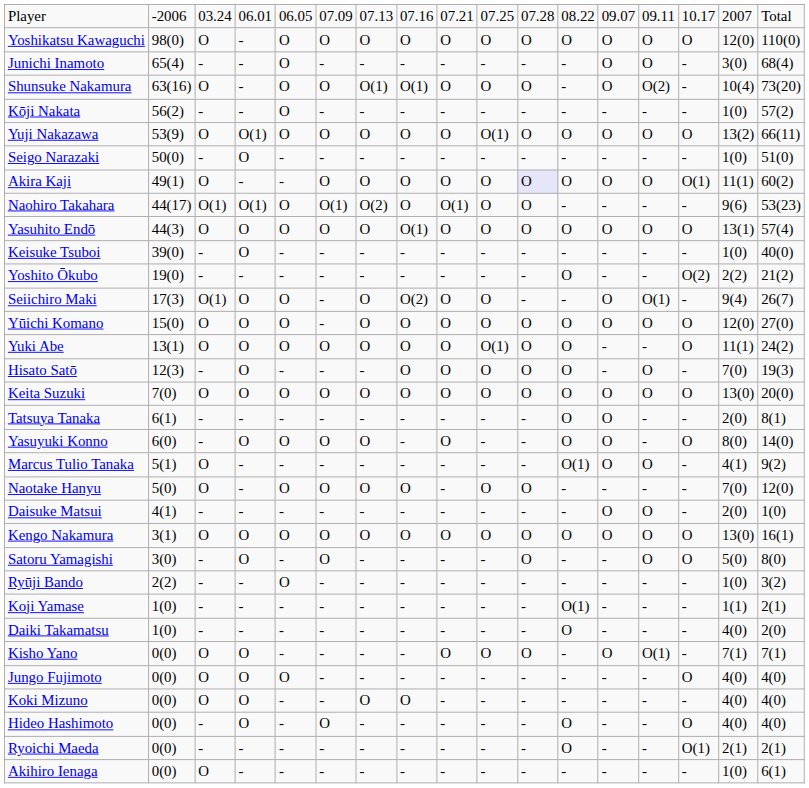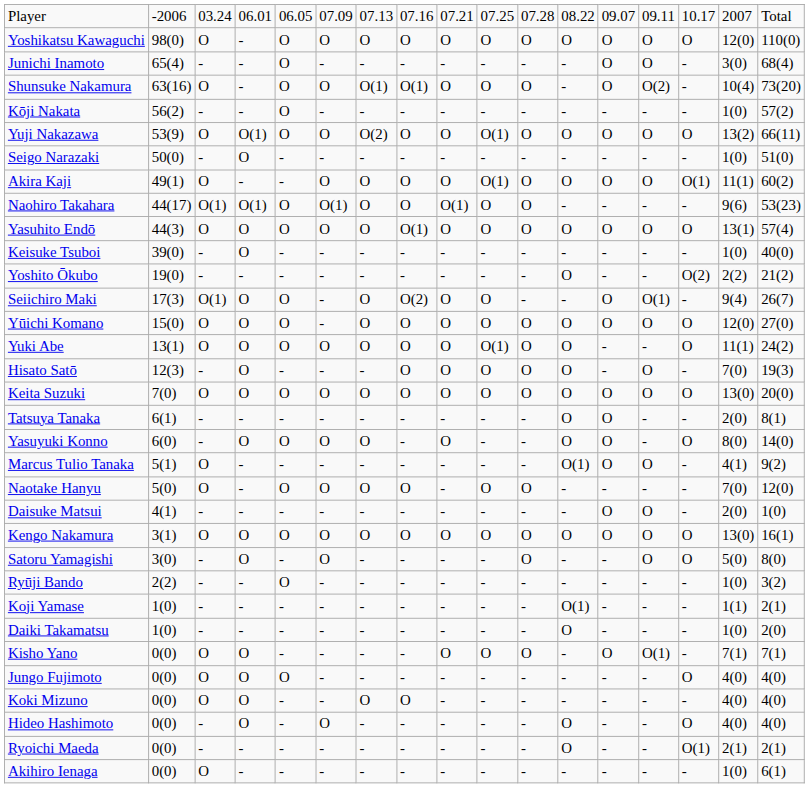(365, 134) O -> (374, 134) O(2)
(486, 181) O -> (495, 181) O(1)
(526, 181) lavender background -> (526, 181) no background
(374, 205) O(2) -> (365, 205) O
(734, 629) 4(0) -> (734, 629) 1(0)
